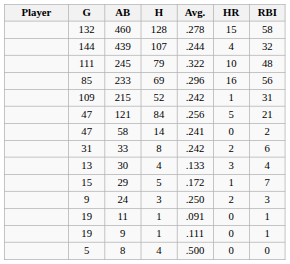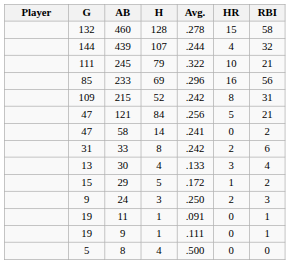(267, 64) 48 -> (267, 64) 21
(231, 98) 1 -> (231, 98) 8
(267, 183) 7 -> (267, 183) 2
